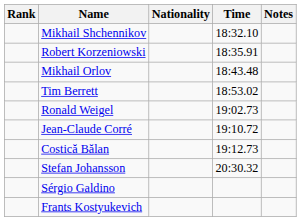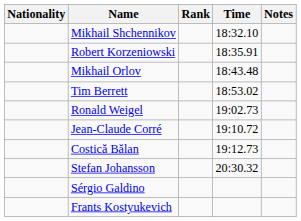columns swapped: (21, 14) <-> (181, 14)
